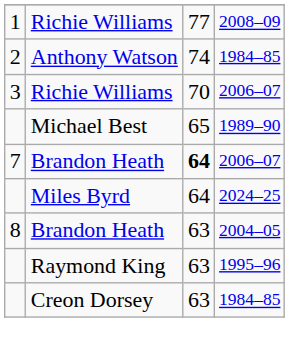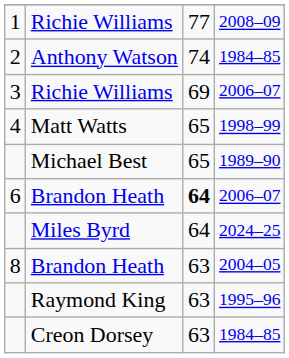(199, 91) 70 -> (199, 91) 69
+ row: (79, 126)
(15, 160) 7 -> (15, 195) 6
